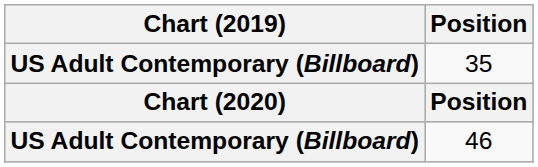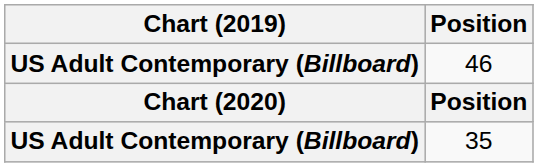rows swapped: (479, 63) <-> (479, 141)
